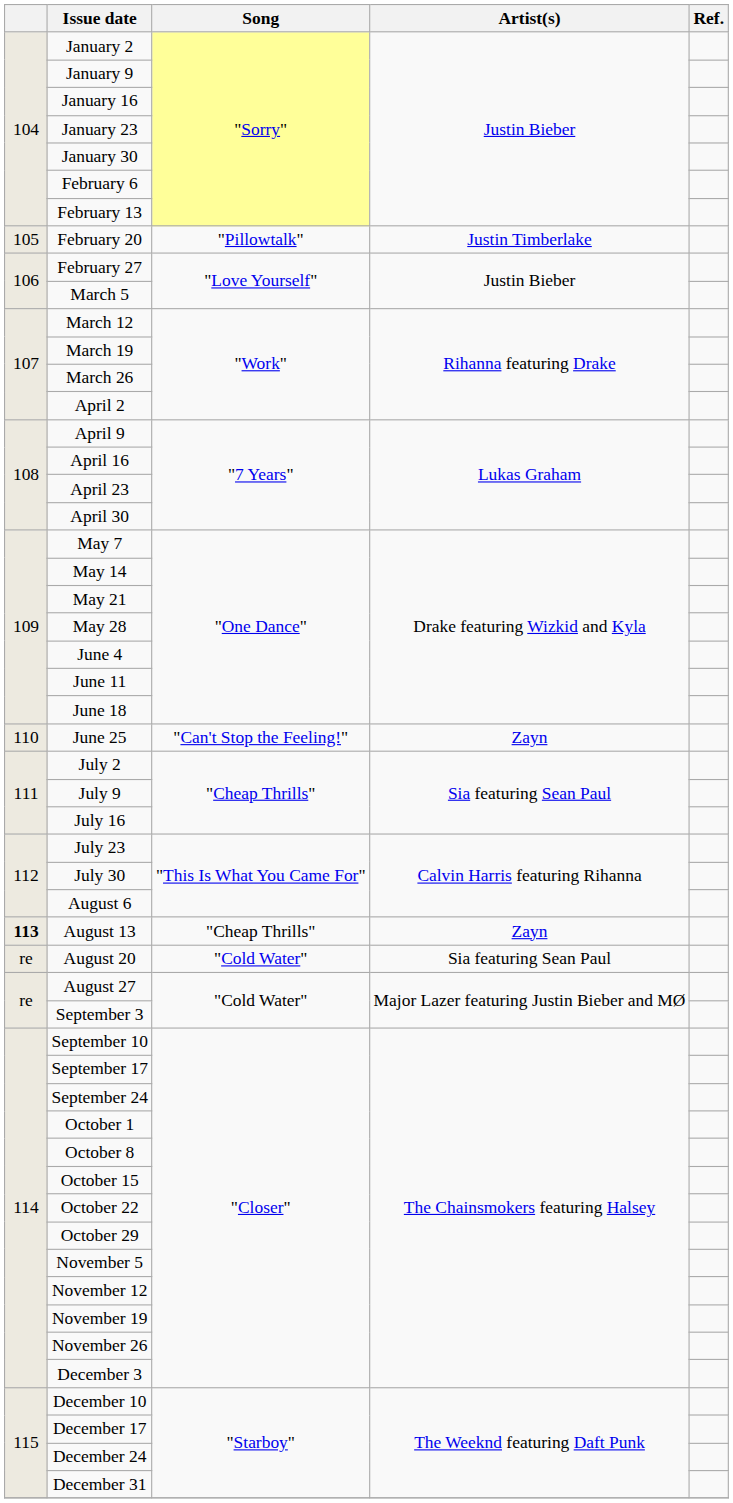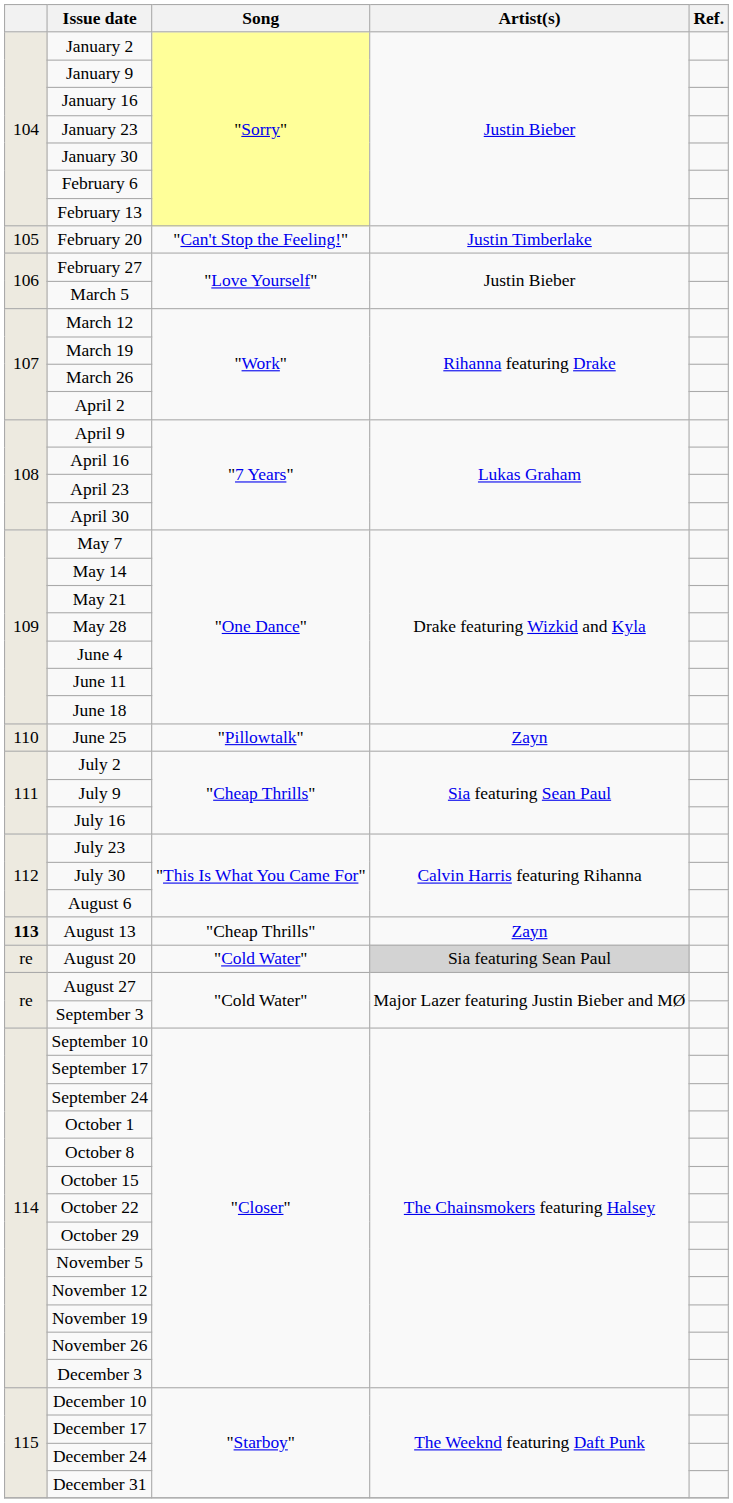(261, 239) "Pillowtalk" -> (261, 239) "Can't Stop the Feeling!"
(261, 737) "Can't Stop the Feeling!" -> (261, 737) "Pillowtalk"
(530, 958) no background -> (530, 958) lightgrey background
